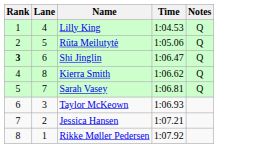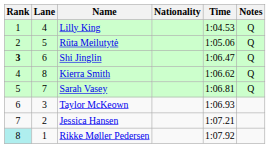+ column: (177, 12)
(18, 136) no background -> (18, 136) paleturquoise background
